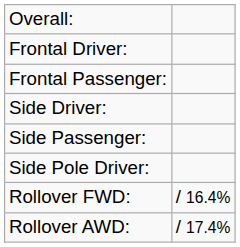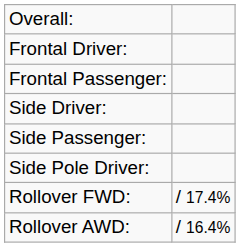(203, 197) / 16.4% -> (203, 197) / 17.4%
(203, 227) / 17.4% -> (203, 227) / 16.4%
